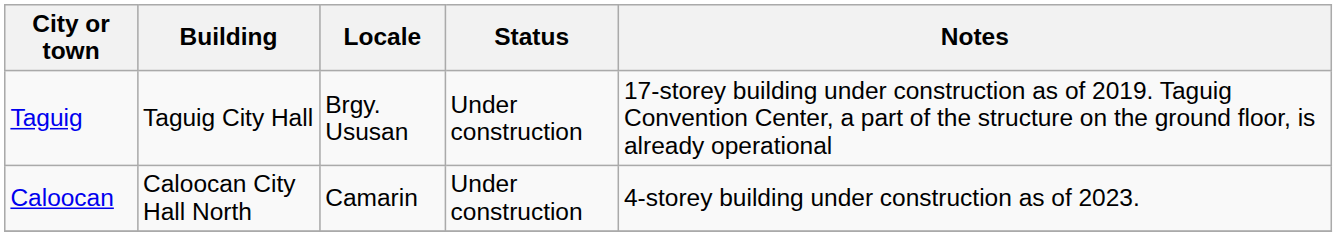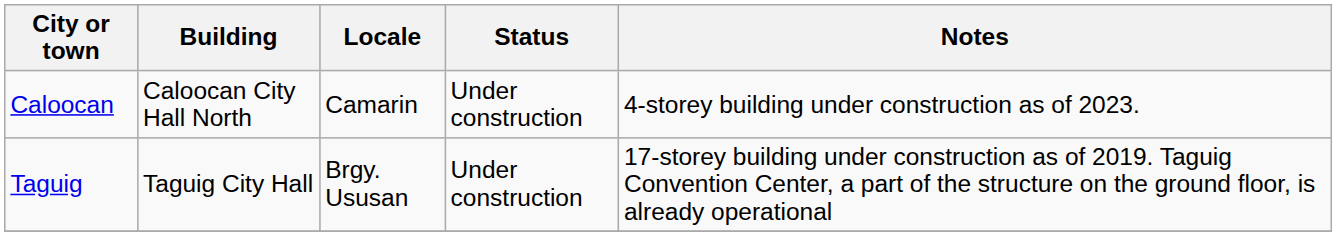rows swapped: (62, 197) <-> (46, 117)
